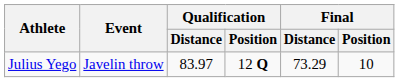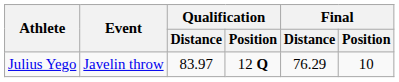(310, 64) 73.29 -> (310, 64) 76.29
